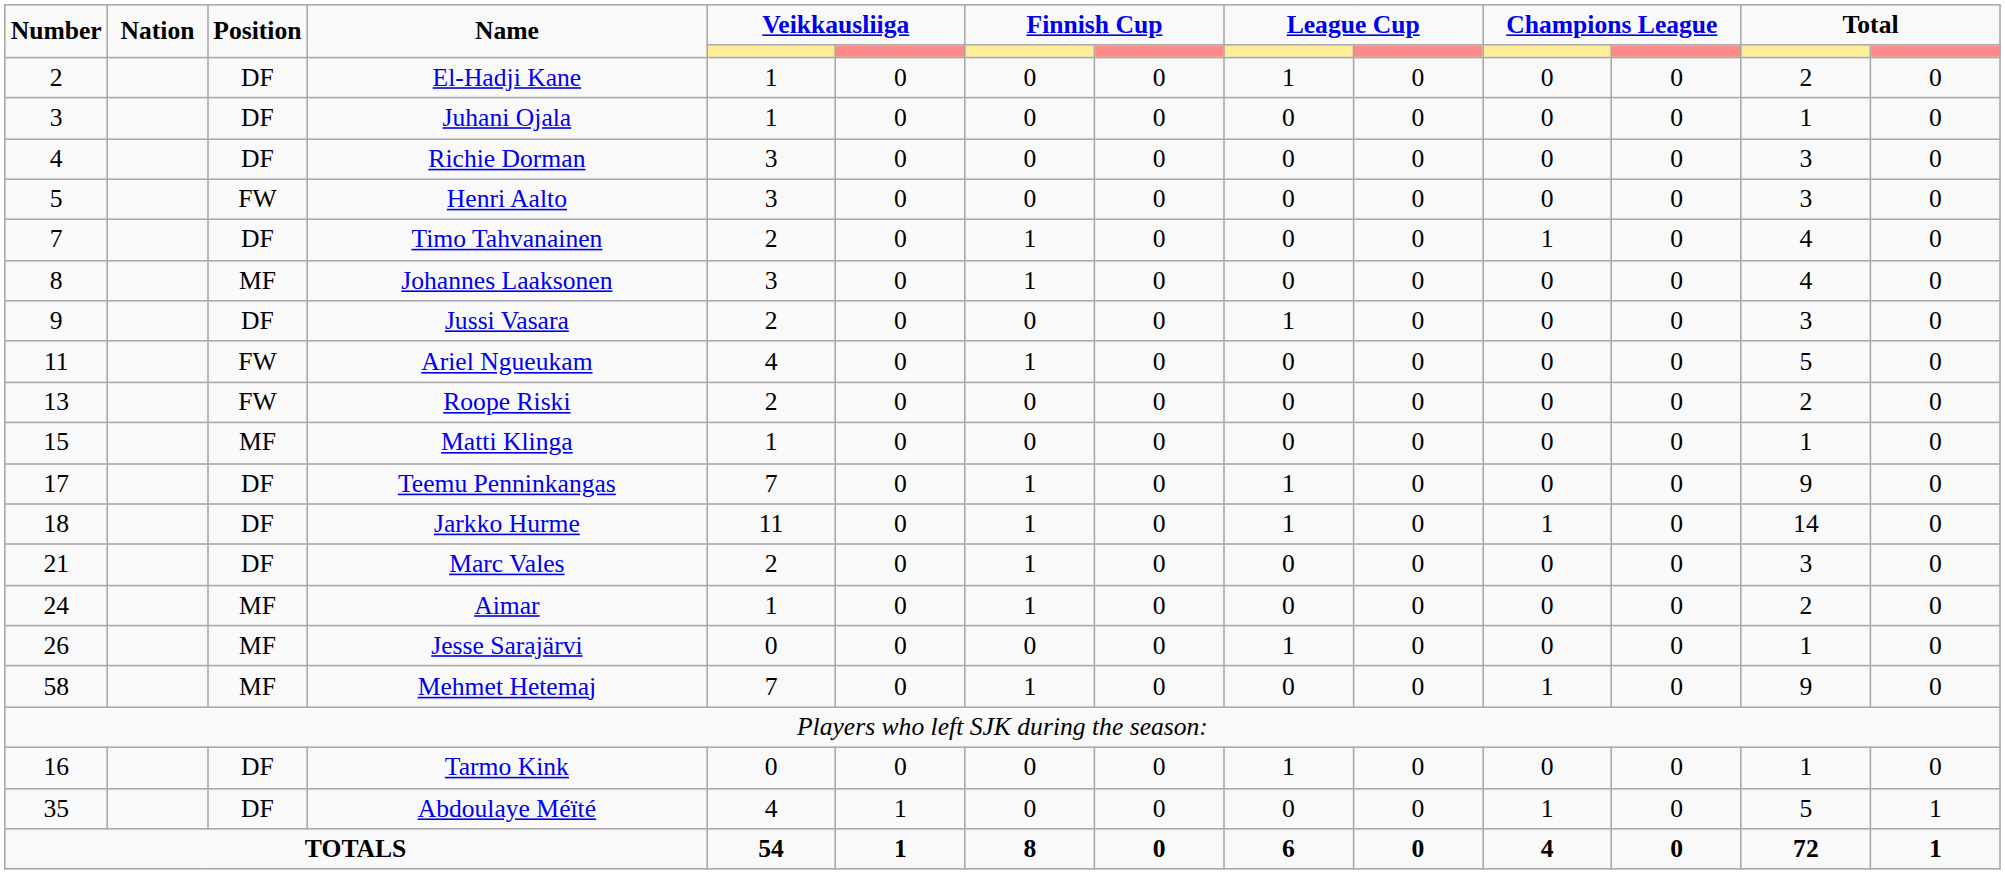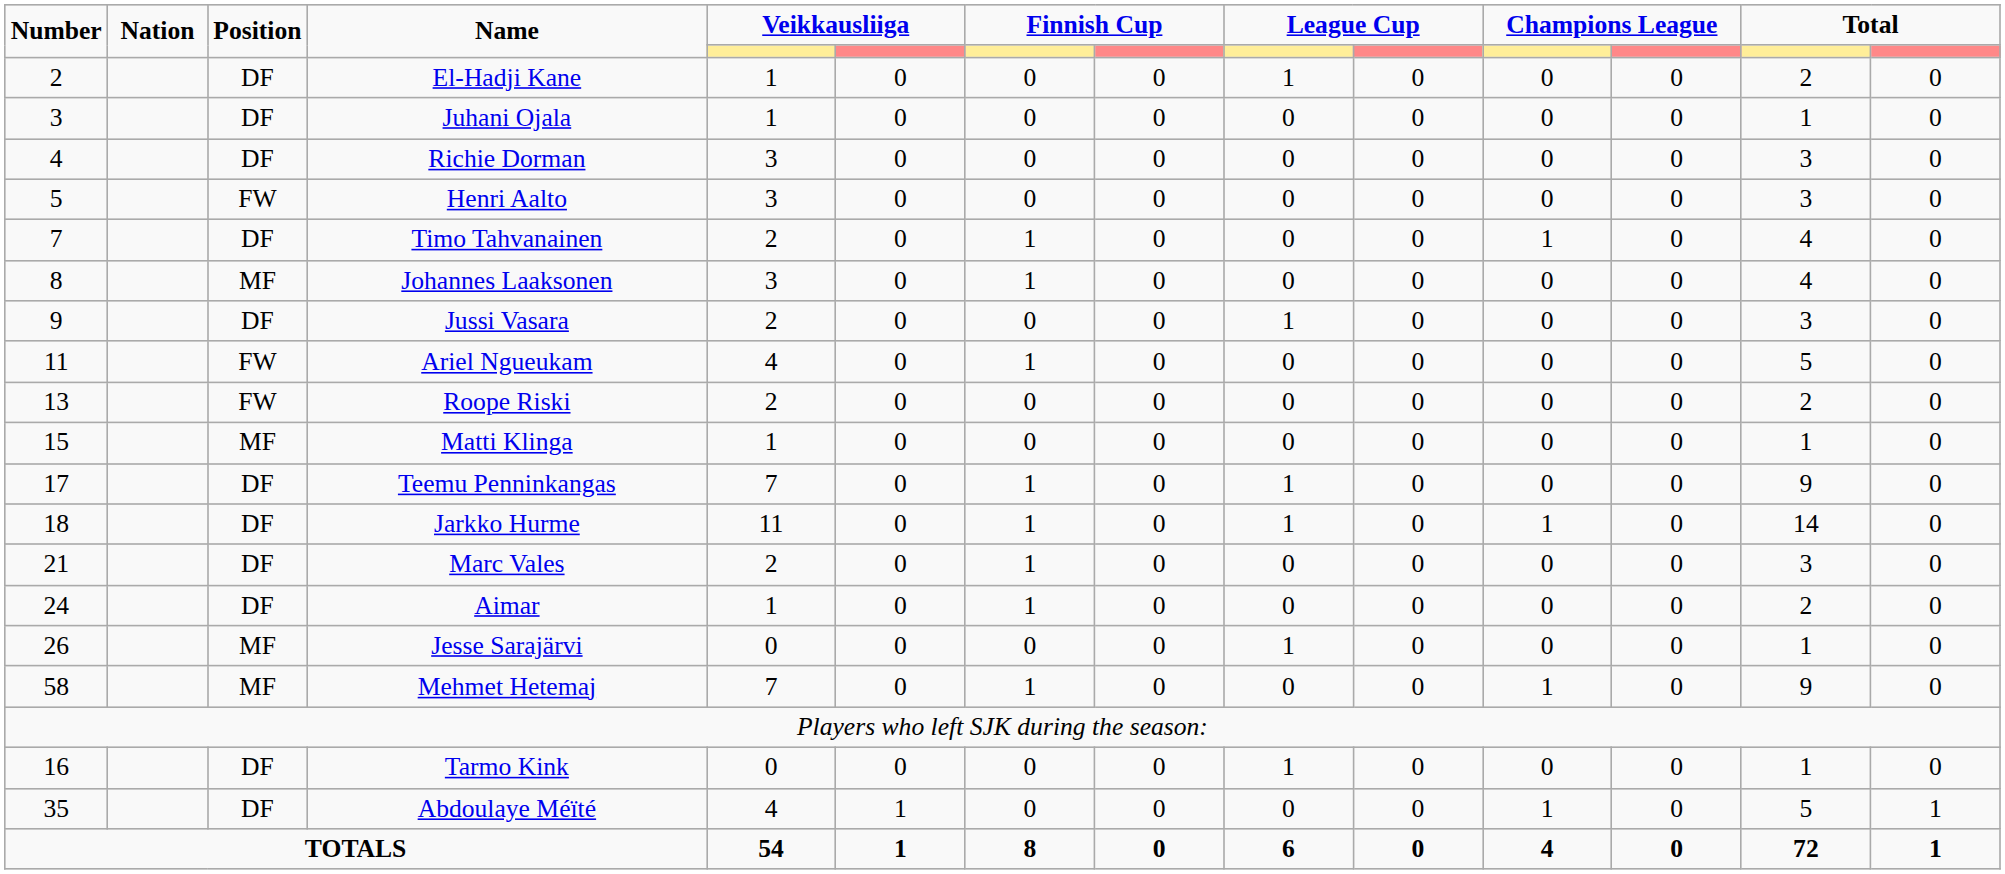(257, 605) MF -> (257, 605) DF
